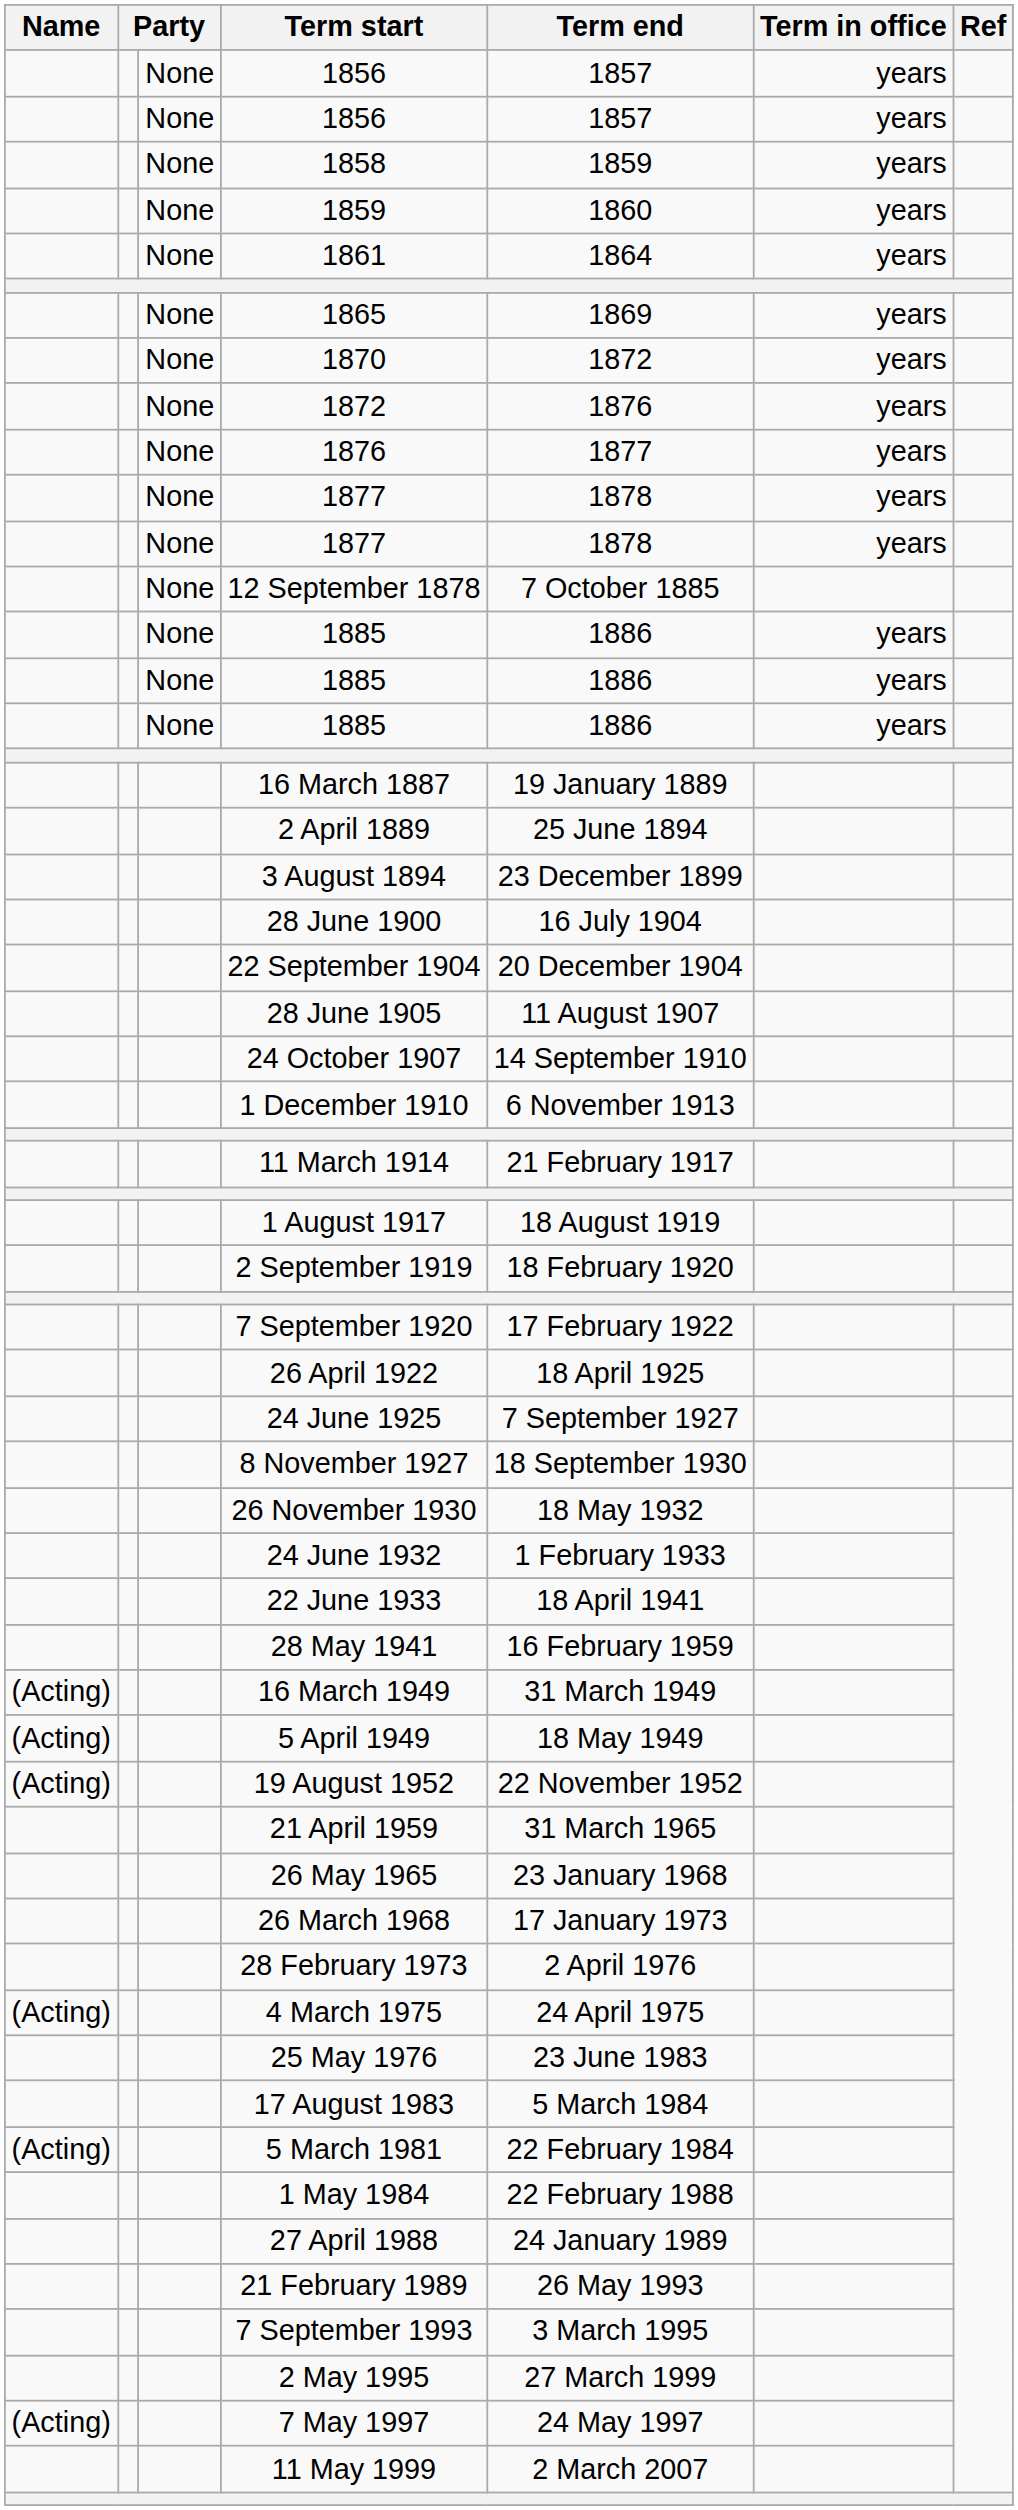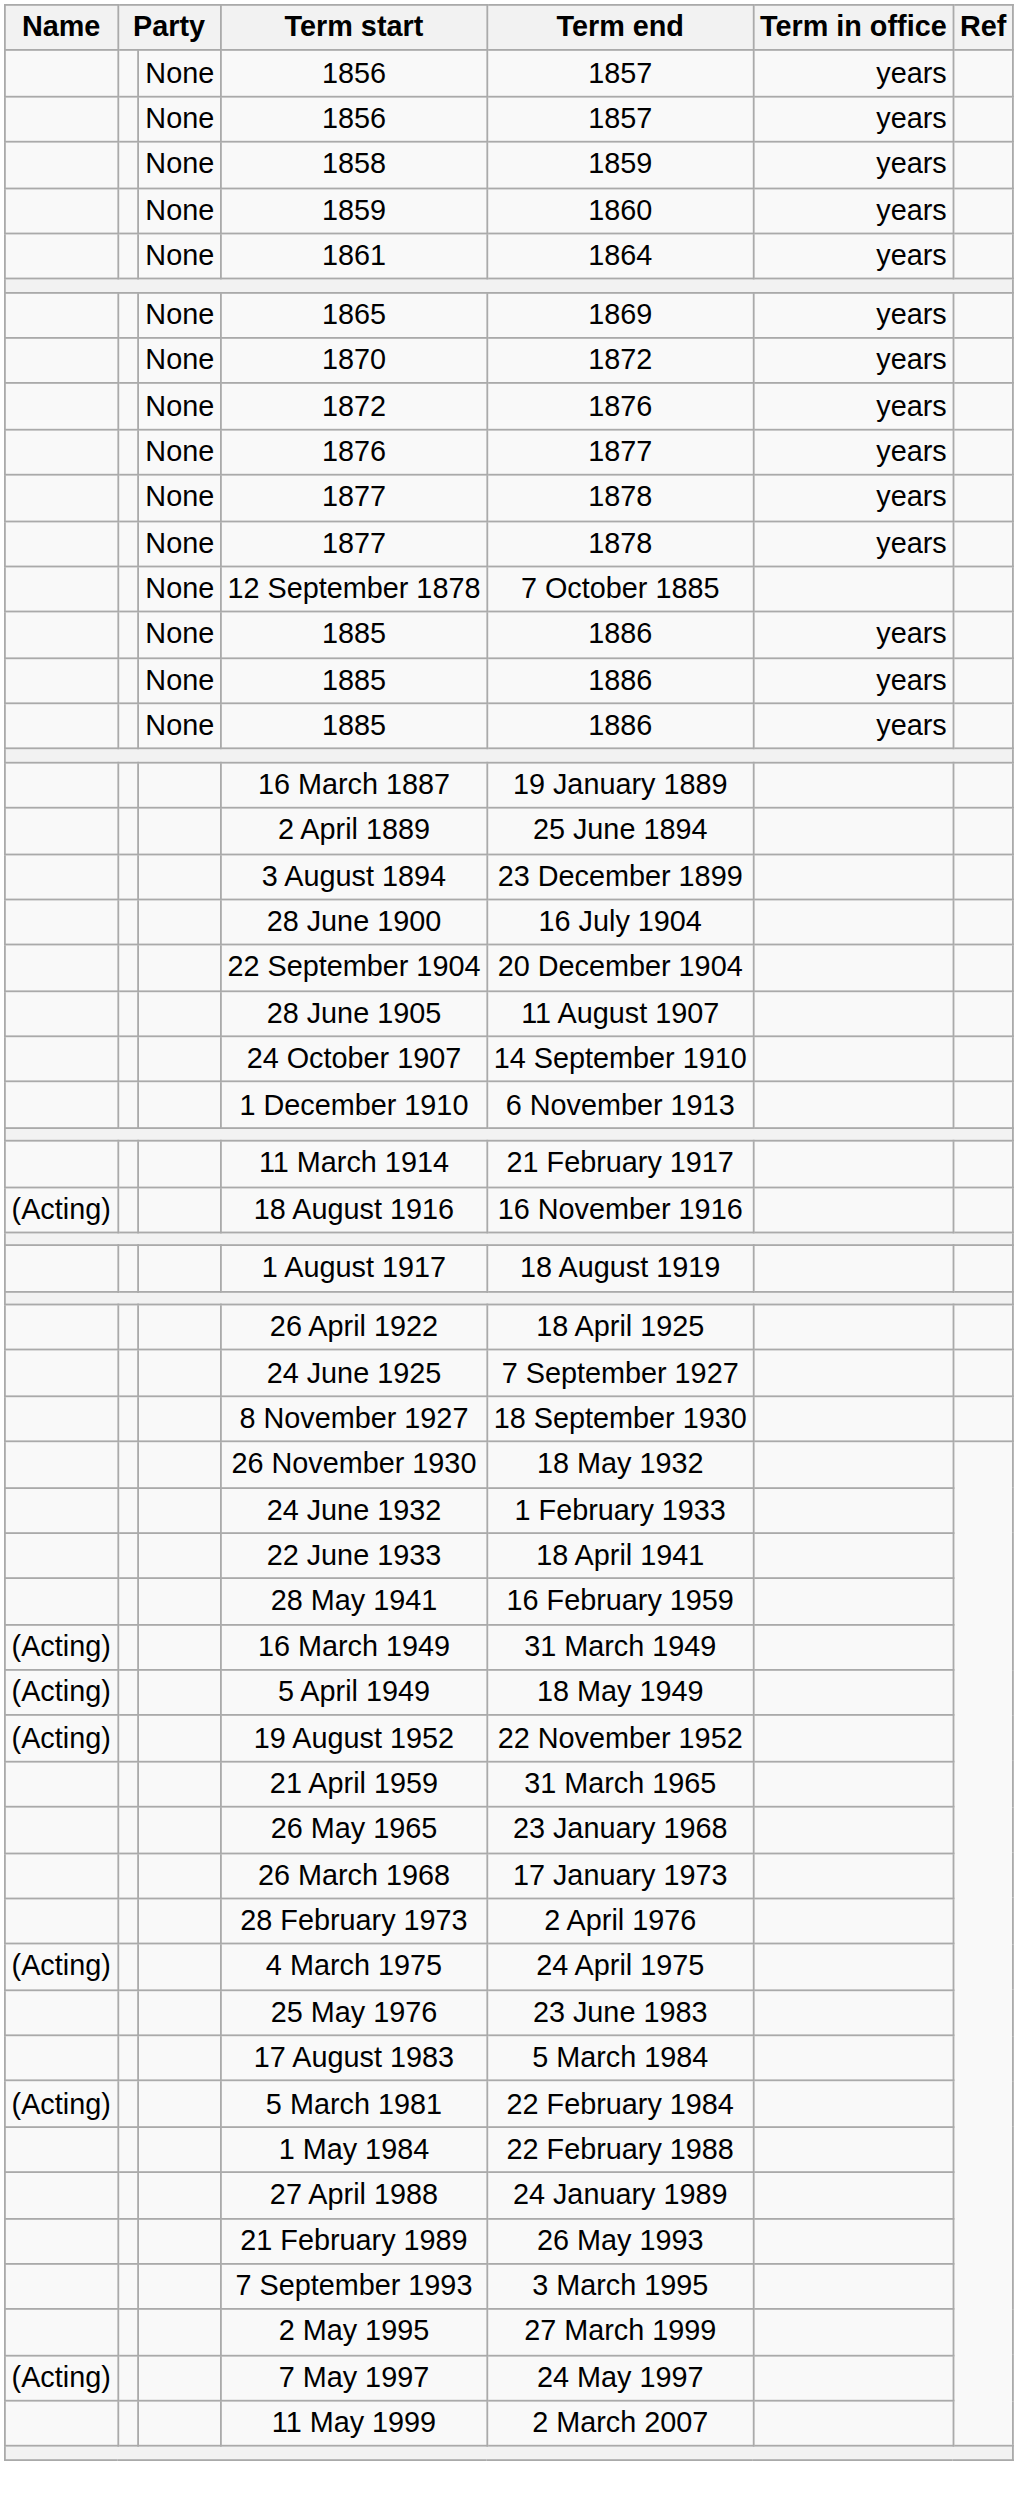+ row: (61, 1209)
- row: (61, 1268)
- row: (61, 1327)
